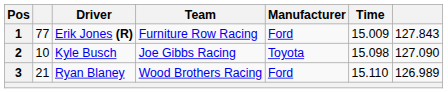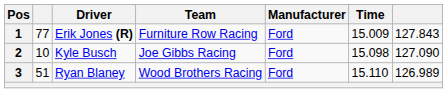(286, 53) Toyota -> (281, 53) Ford
(42, 73) 21 -> (42, 73) 51
